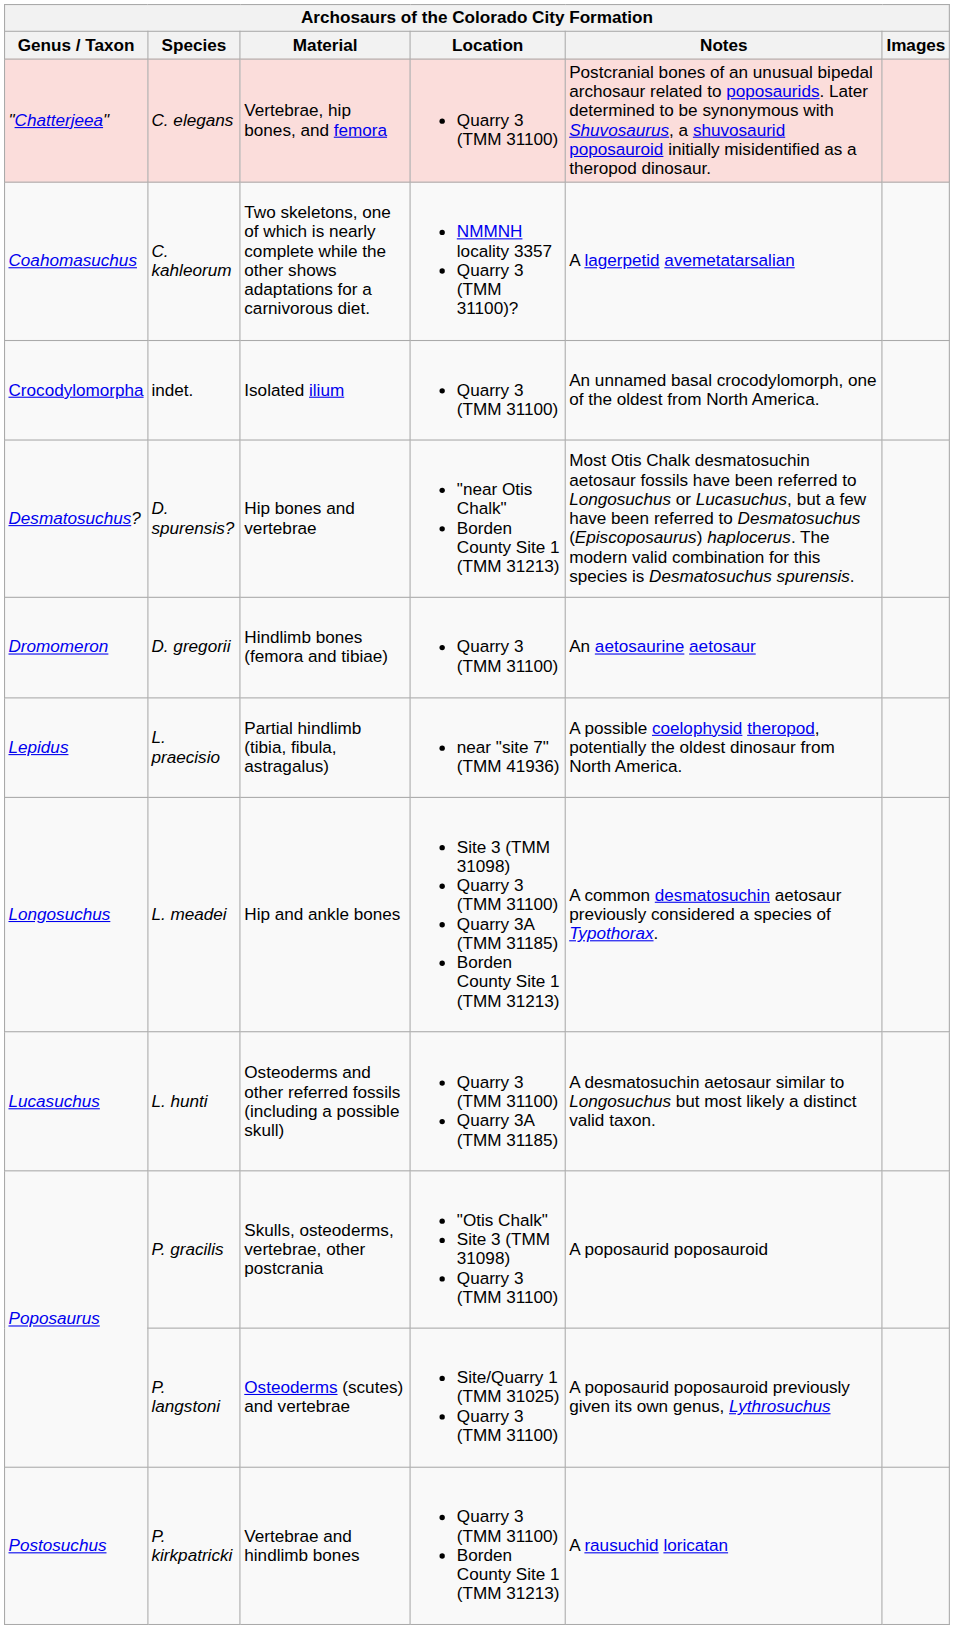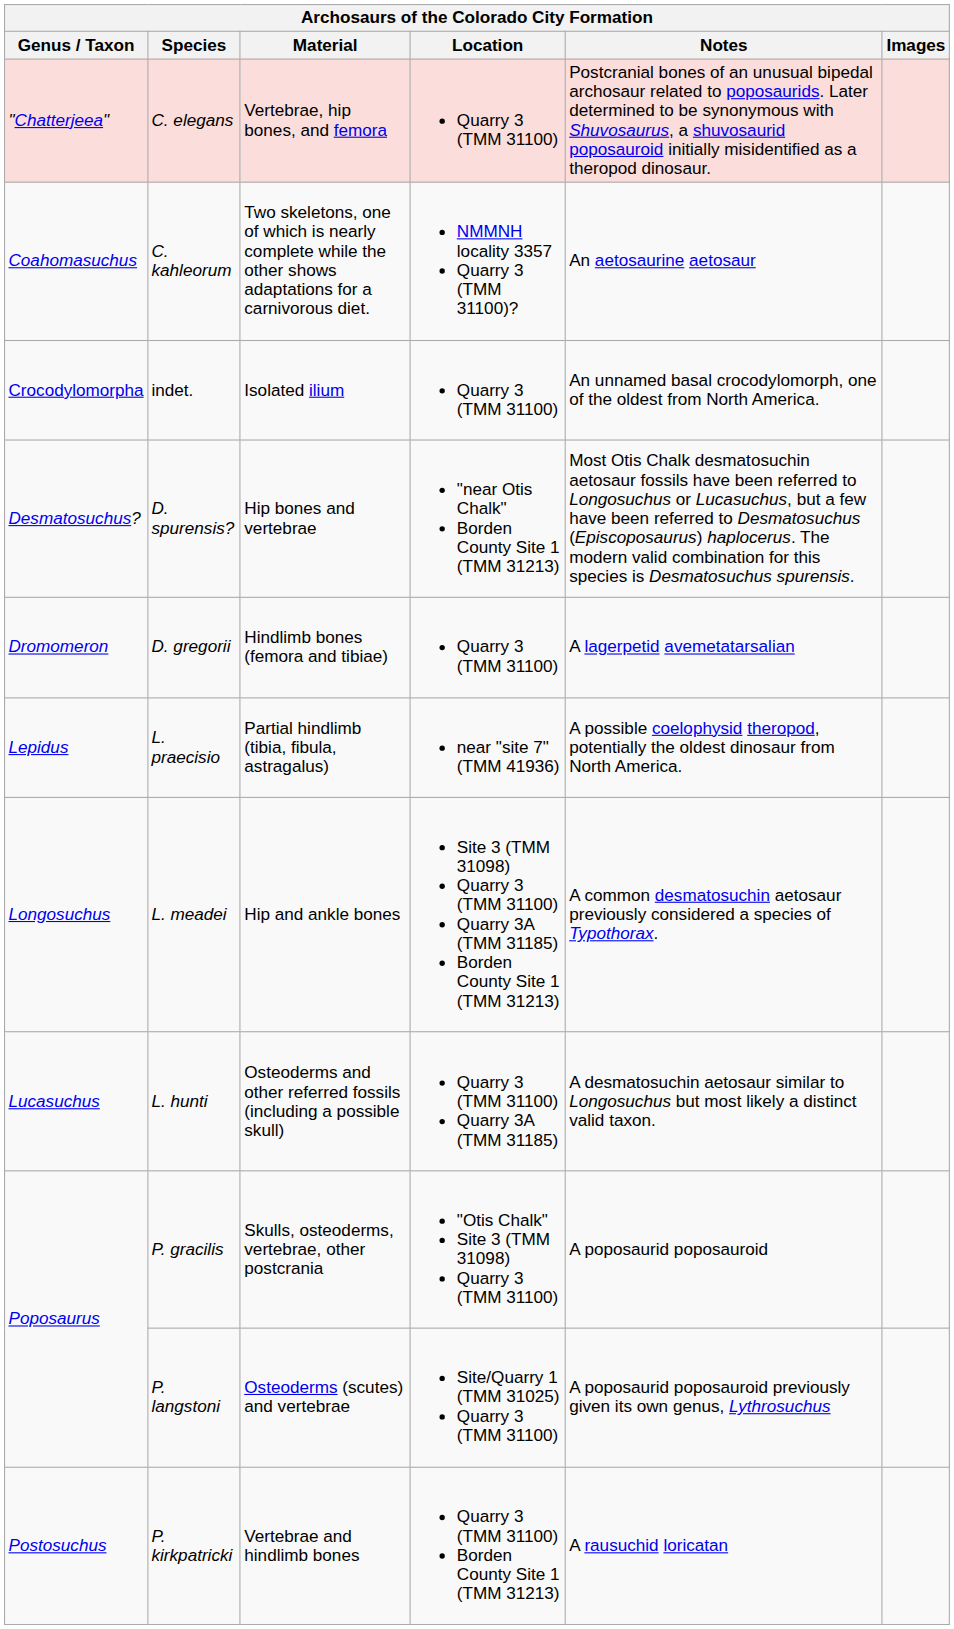(682, 261) A lagerpetid avemetatarsalian -> (662, 261) An aetosaurine aetosaur
(662, 647) An aetosaurine aetosaur -> (682, 647) A lagerpetid avemetatarsalian
